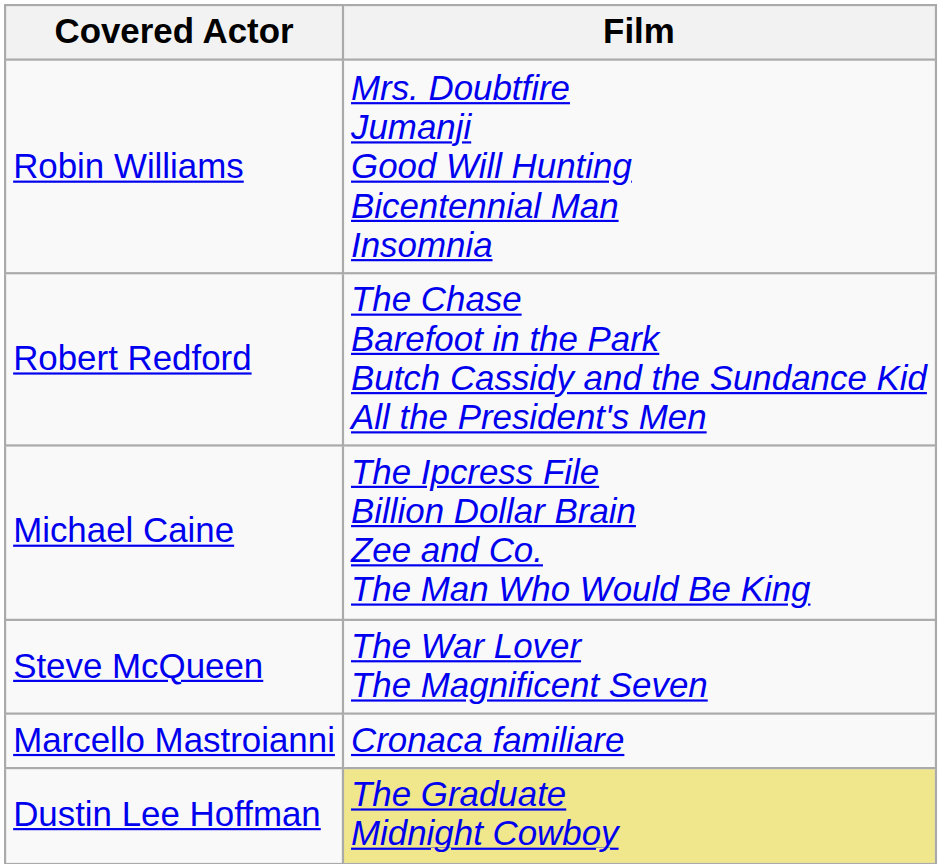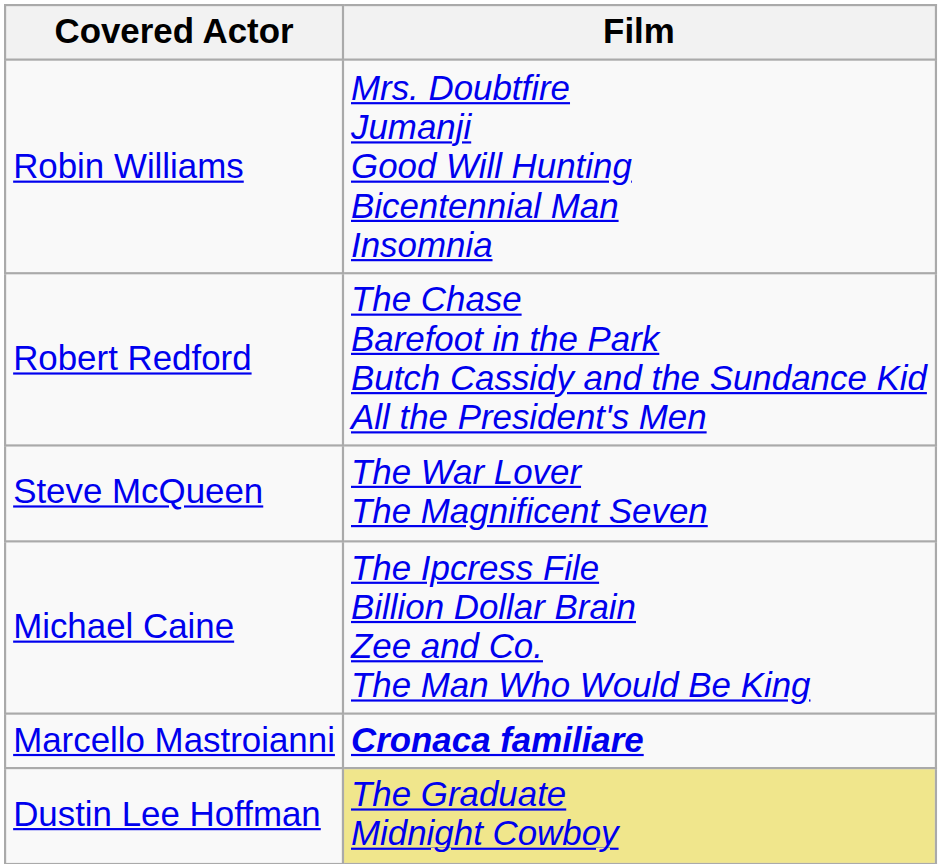rows swapped: (138, 665) <-> (124, 531)
(488, 740) normal -> (497, 740) bold
